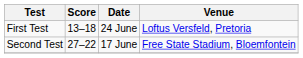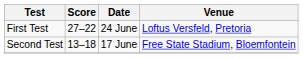(82, 28) 13–18 -> (82, 28) 27–22
(82, 45) 27–22 -> (82, 45) 13–18
